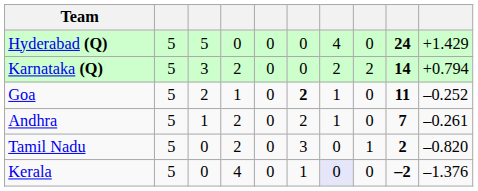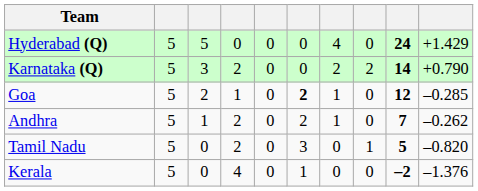(446, 69) +0.794 -> (446, 69) +0.790
(403, 95) 11 -> (403, 95) 12
(446, 95) –0.252 -> (446, 95) –0.285
(446, 120) –0.261 -> (446, 120) –0.262
(403, 146) 2 -> (403, 146) 5
(336, 172) lavender background -> (336, 172) no background
